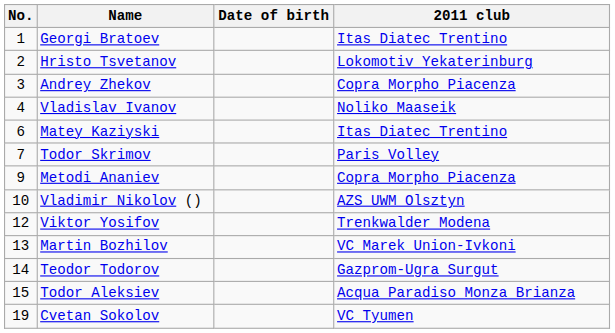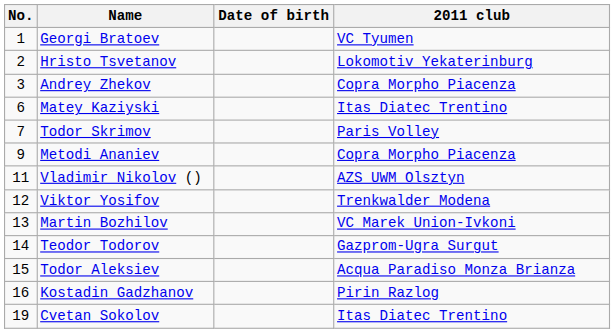(422, 39) Itas Diatec Trentino -> (375, 39) VC Tyumen
- row: (108, 108)
(21, 201) 10 -> (21, 178) 11
+ row: (117, 293)
(375, 316) VC Tyumen -> (422, 316) Itas Diatec Trentino
